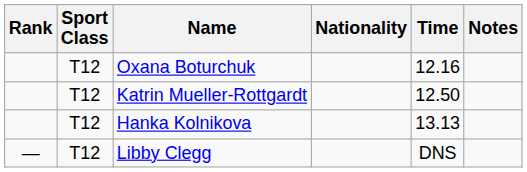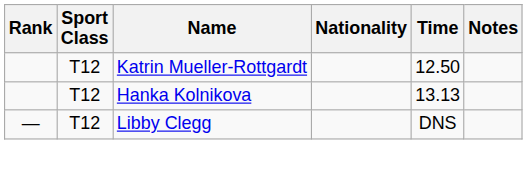- row: (186, 67)
